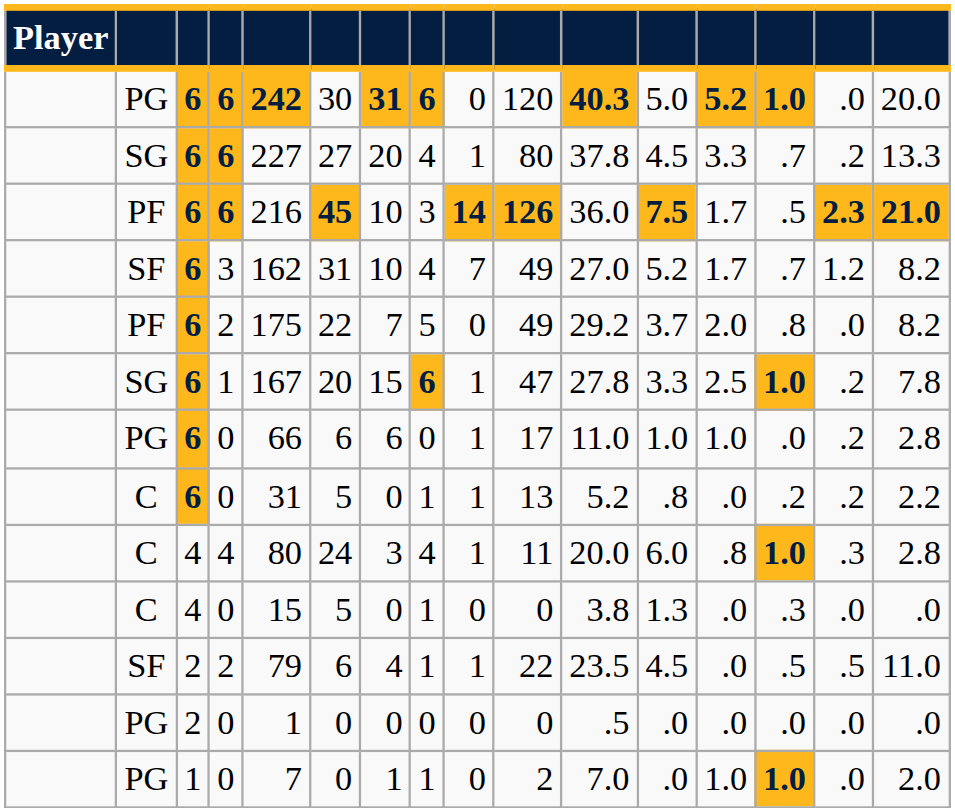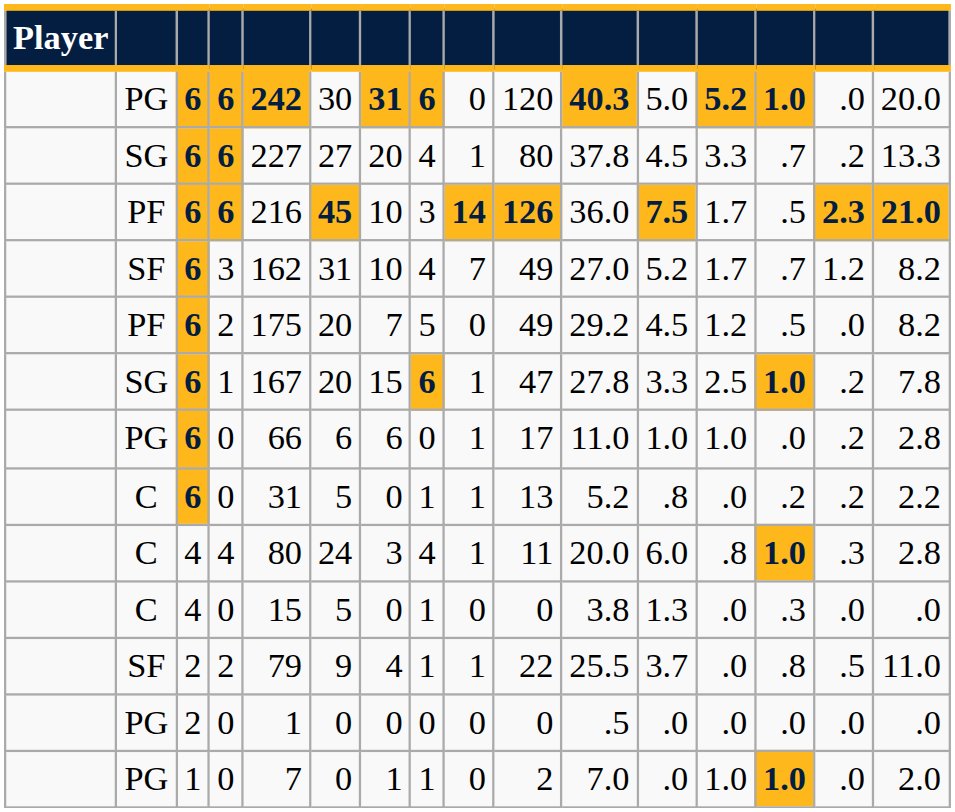(335, 325) 22 -> (335, 325) 20
(667, 325) 3.7 -> (667, 325) 4.5
(726, 325) 2.0 -> (726, 325) 1.2
(793, 325) .8 -> (793, 325) .5
(344, 665) 6 -> (344, 665) 9
(599, 665) 23.5 -> (599, 665) 25.5
(667, 665) 4.5 -> (667, 665) 3.7
(793, 665) .5 -> (793, 665) .8
